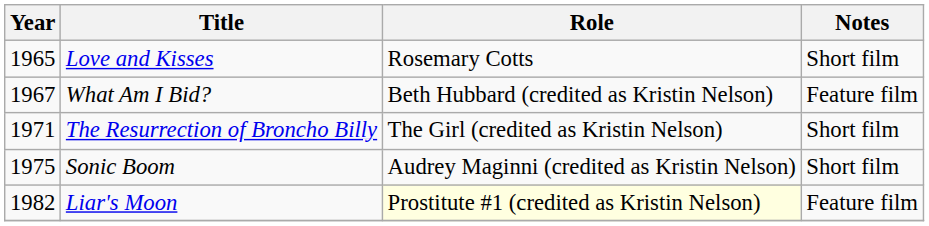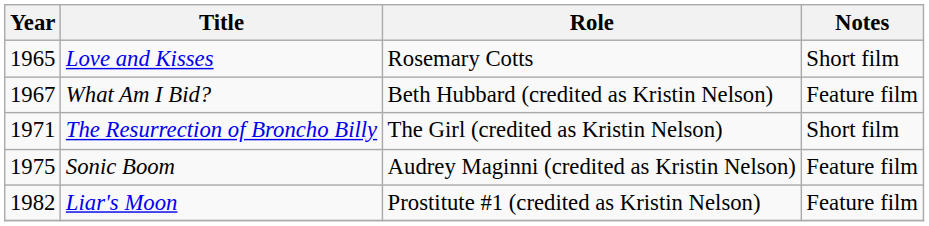(853, 166) Short film -> (862, 166) Feature film
(574, 202) lightyellow background -> (574, 202) no background
